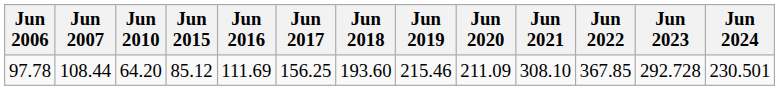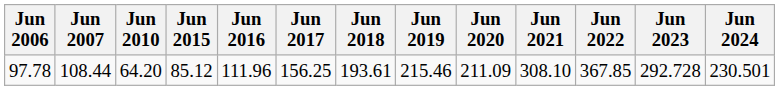(246, 70) 111.69 -> (246, 70) 111.96
(366, 70) 193.60 -> (366, 70) 193.61
